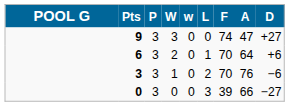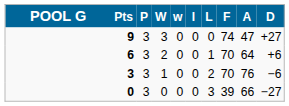+ column: (193, 16)
